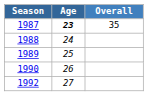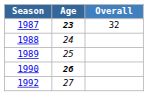(114, 26) 35 -> (114, 26) 32
(68, 69) normal -> (68, 69) bold
